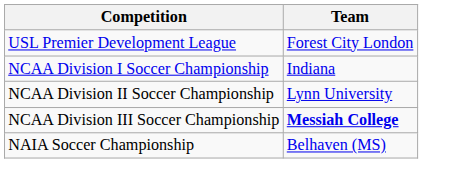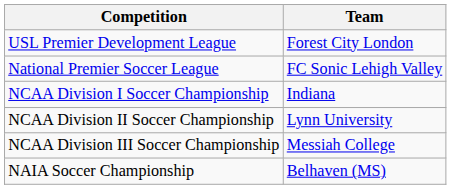+ row: (113, 68)
(343, 119) bold -> (341, 145) normal
